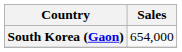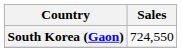(152, 36) 654,000 -> (152, 36) 724,550
